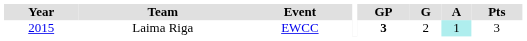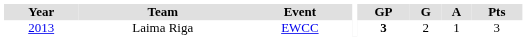(41, 28) 2015 -> (41, 28) 2013
(456, 28) paleturquoise background -> (456, 28) no background
